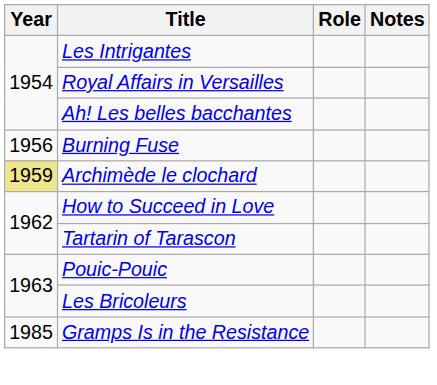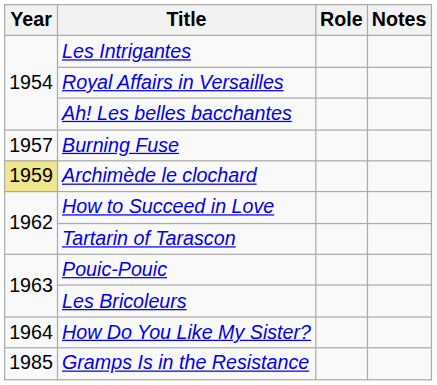(31, 144) 1956 -> (31, 144) 1957
+ row: (187, 332)
